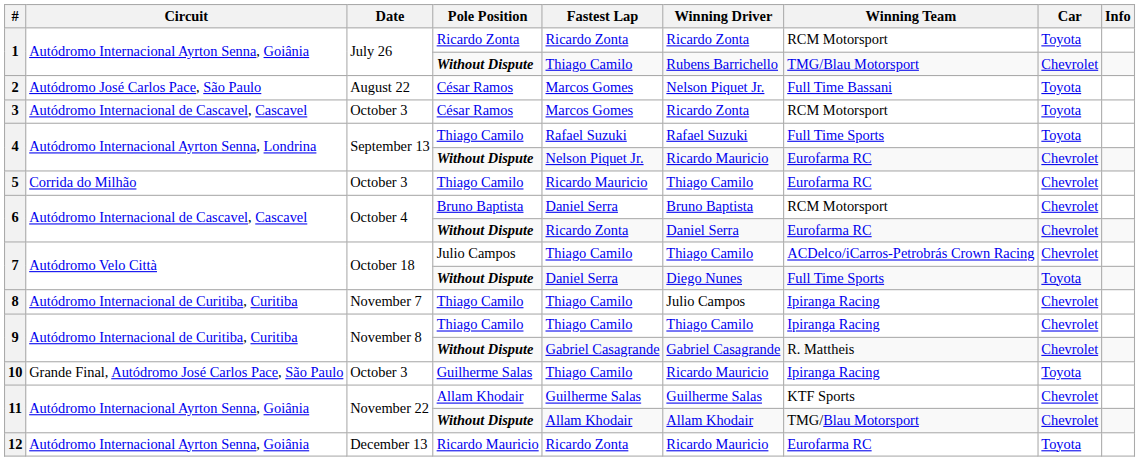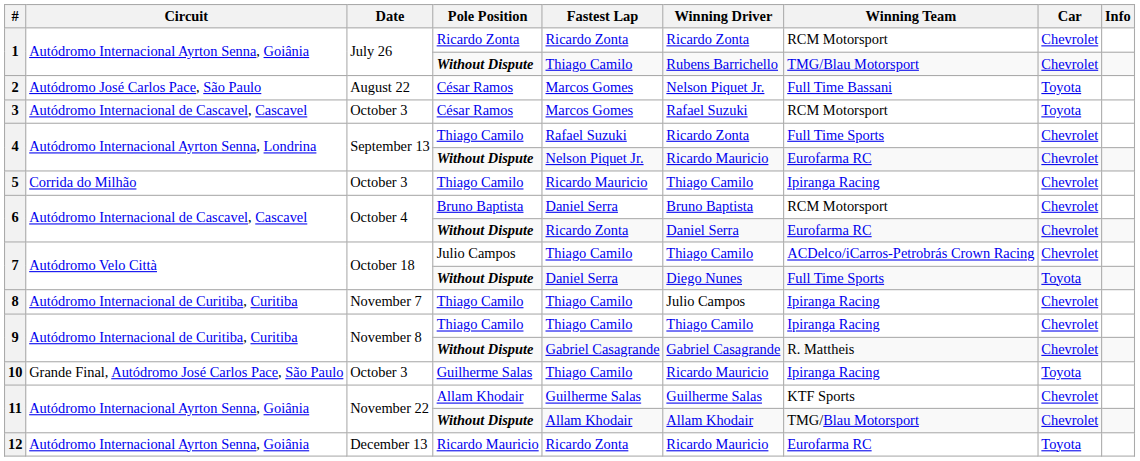(1061, 39) Toyota -> (1070, 39) Chevrolet
(708, 111) Ricardo Zonta -> (707, 111) Rafael Suzuki
(707, 134) Rafael Suzuki -> (708, 134) Ricardo Zonta
(1061, 134) Toyota -> (1070, 134) Chevrolet
(829, 182) Eurofarma RC -> (833, 182) Ipiranga Racing
